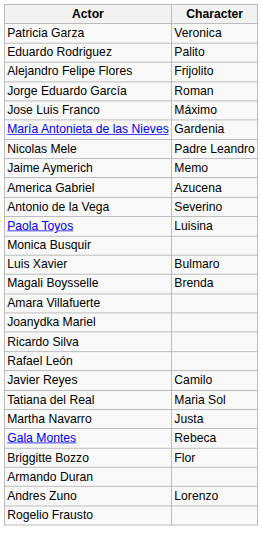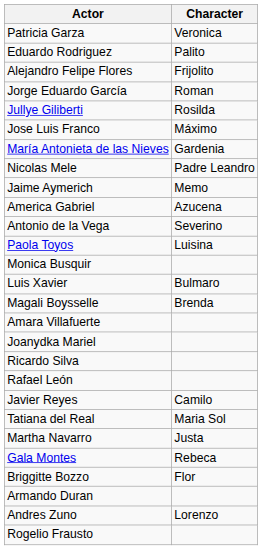+ row: (45, 110)
